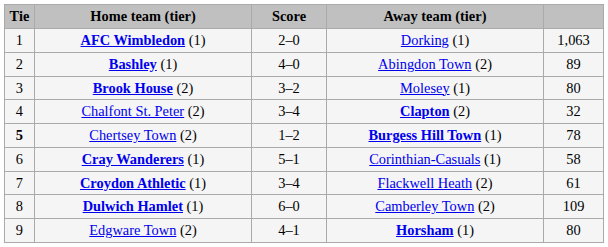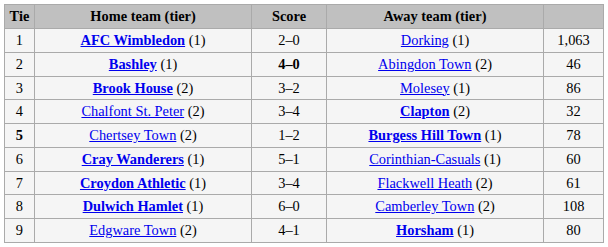(289, 64) normal -> (289, 64) bold
(574, 64) 89 -> (574, 64) 46
(574, 88) 80 -> (574, 88) 86
(574, 159) 58 -> (574, 159) 60
(574, 206) 109 -> (574, 206) 108
